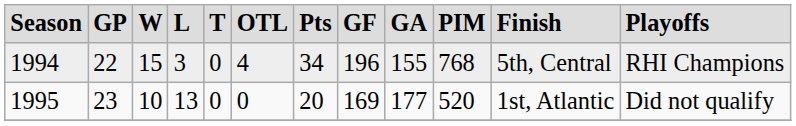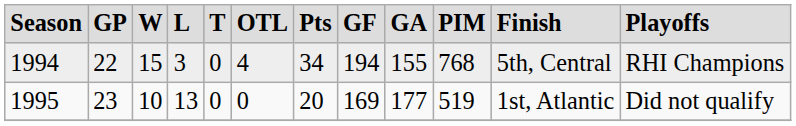(361, 62) 196 -> (361, 62) 194
(457, 100) 520 -> (457, 100) 519
